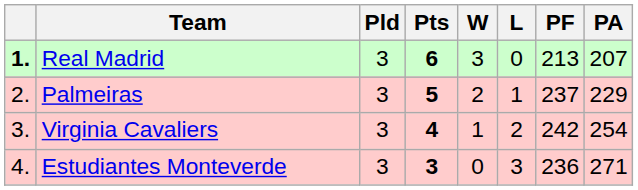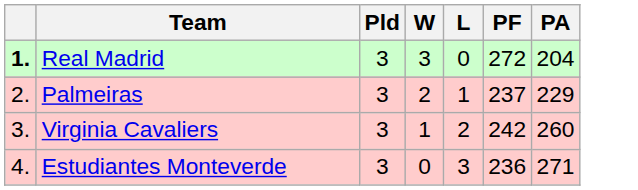- column: (432, 22)
(560, 58) 213 -> (507, 58) 272
(609, 58) 207 -> (556, 58) 204
(609, 130) 254 -> (556, 130) 260
